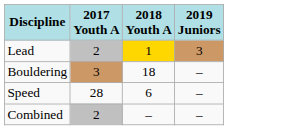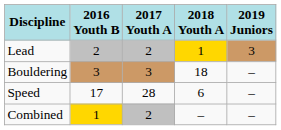+ column: (96, 22)
